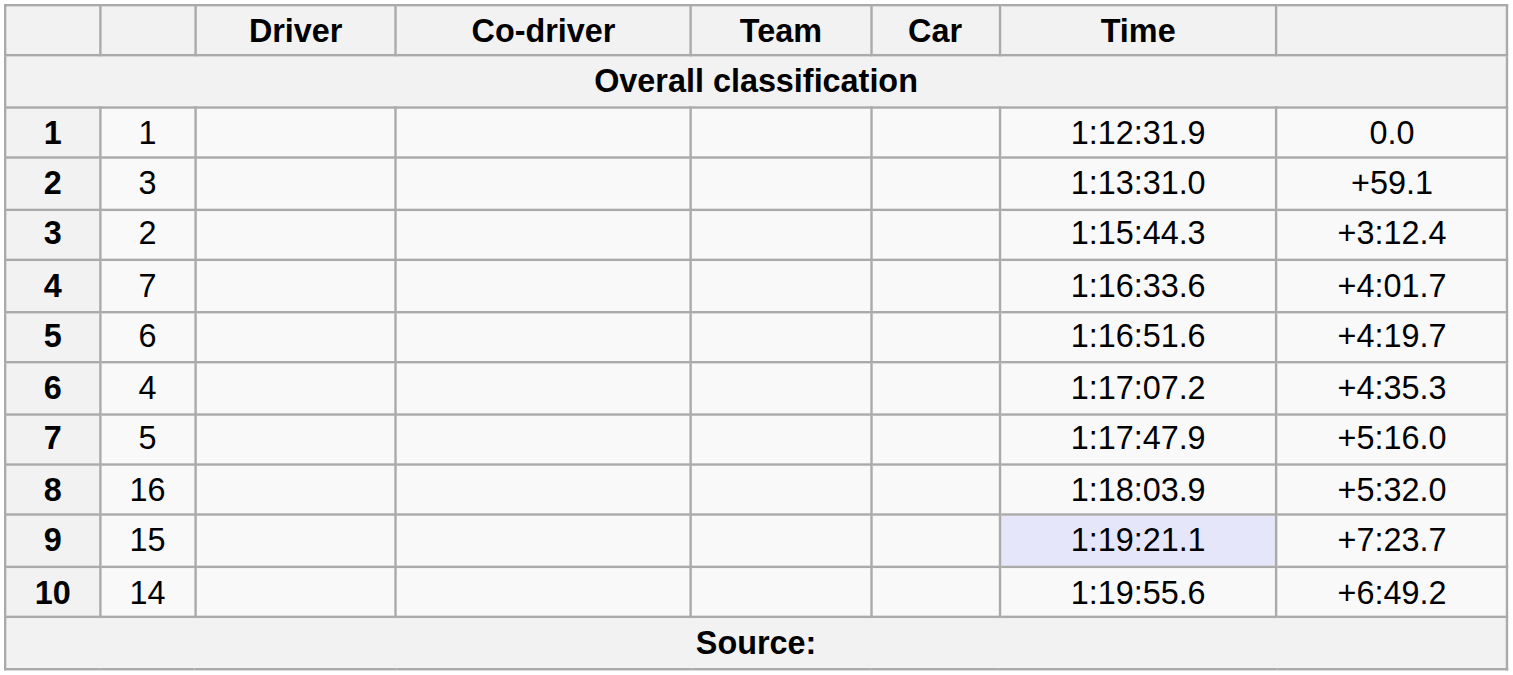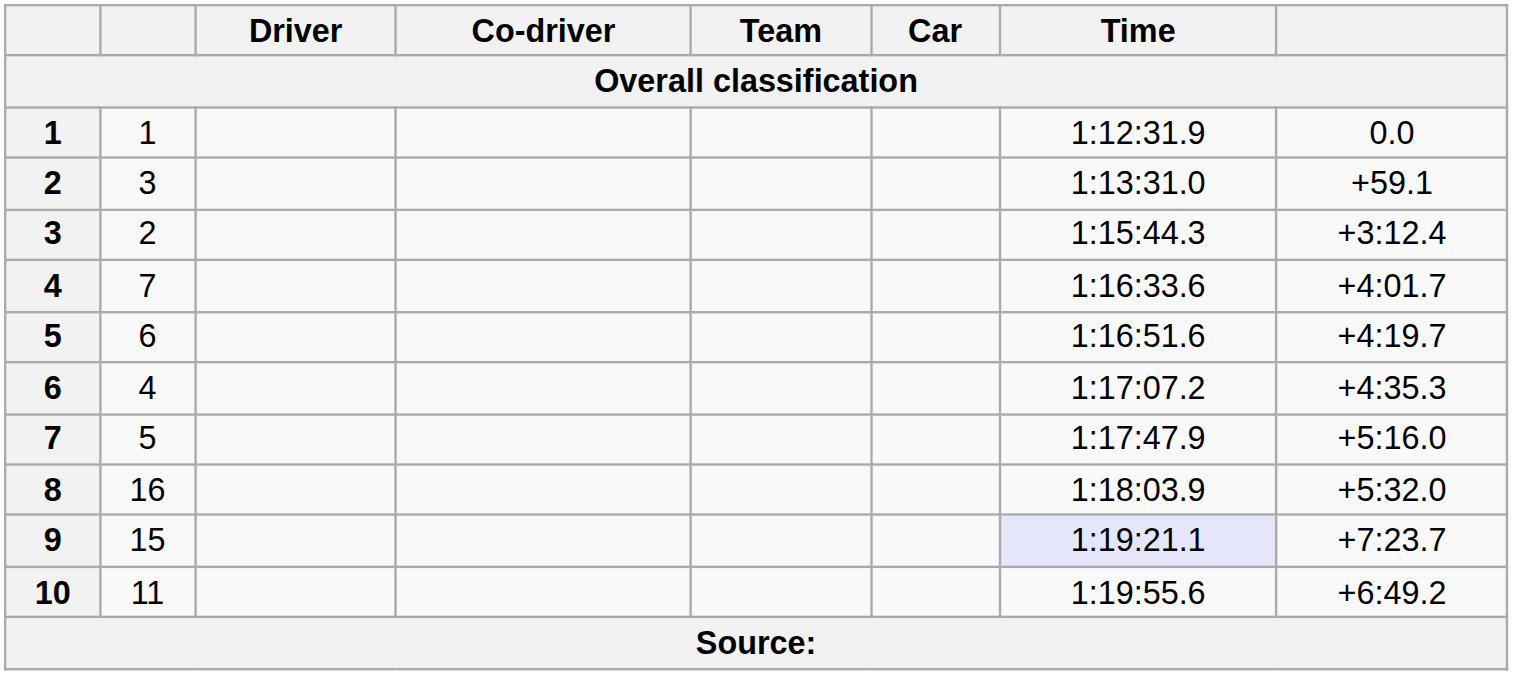(148, 592) 14 -> (148, 592) 11
